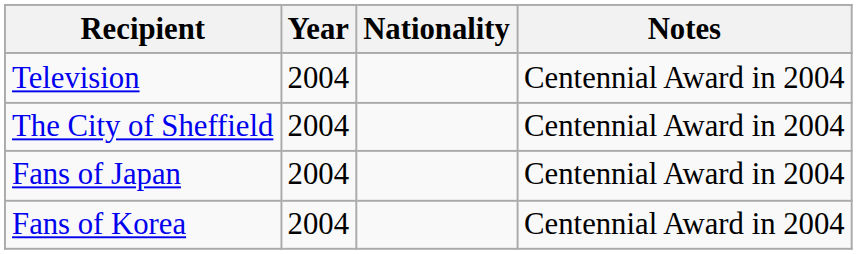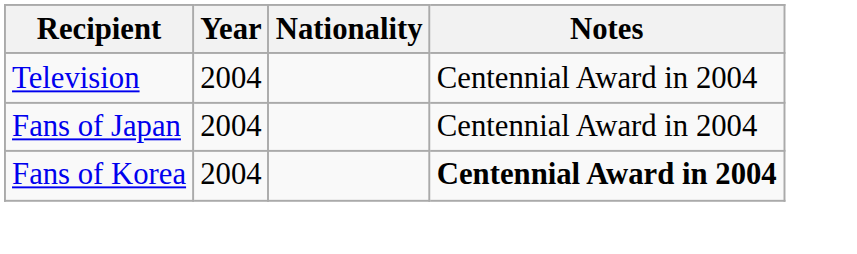- row: (143, 126)
(684, 223) normal -> (607, 175) bold
